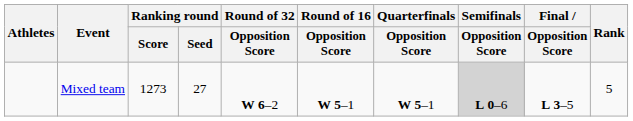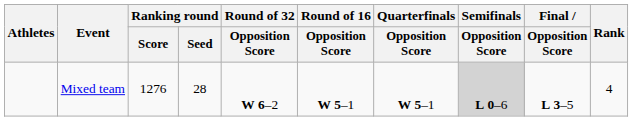(153, 89) 1273 -> (153, 89) 1276
(200, 89) 27 -> (200, 89) 28
(609, 89) 5 -> (609, 89) 4
